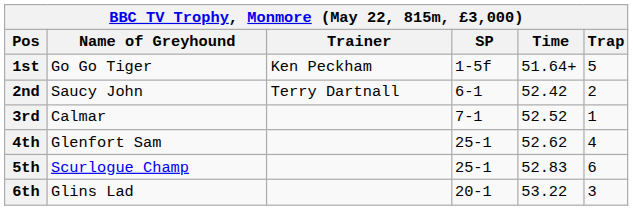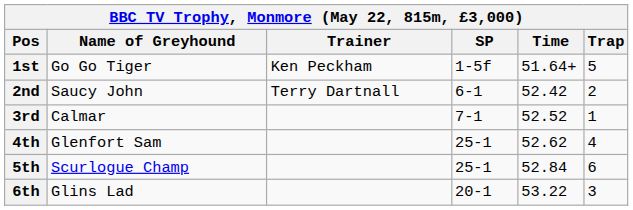(544, 167) 52.83 -> (544, 167) 52.84
